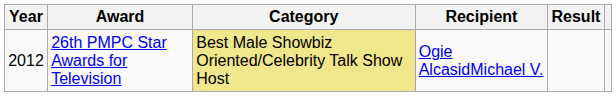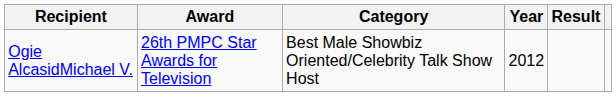columns swapped: (26, 17) <-> (481, 17)
(299, 60) khaki background -> (389, 60) no background
